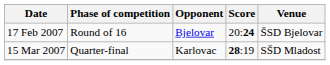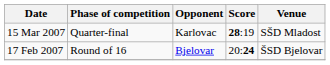rows swapped: (35, 32) <-> (36, 51)
